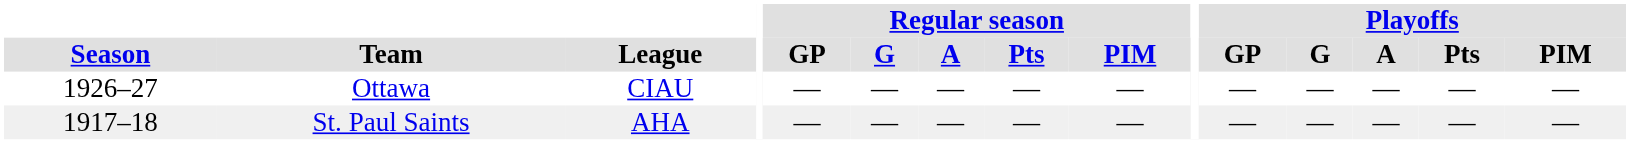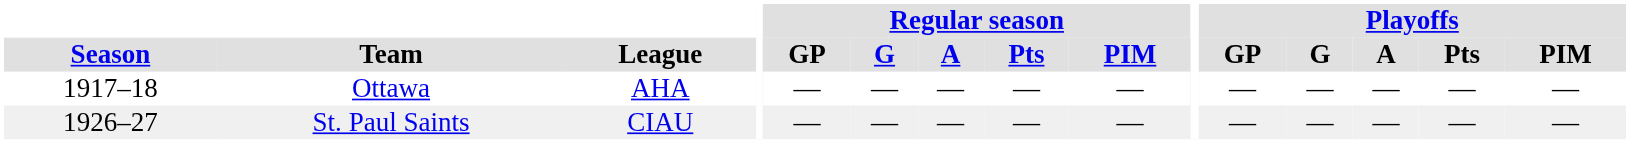(110, 88) 1926–27 -> (110, 88) 1917–18
(660, 88) CIAU -> (660, 88) AHA
(110, 121) 1917–18 -> (110, 121) 1926–27
(660, 121) AHA -> (660, 121) CIAU
